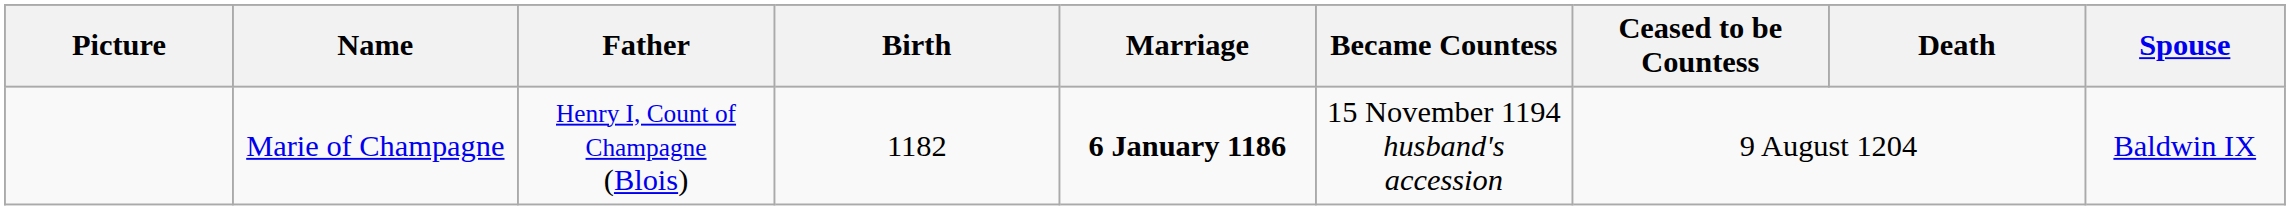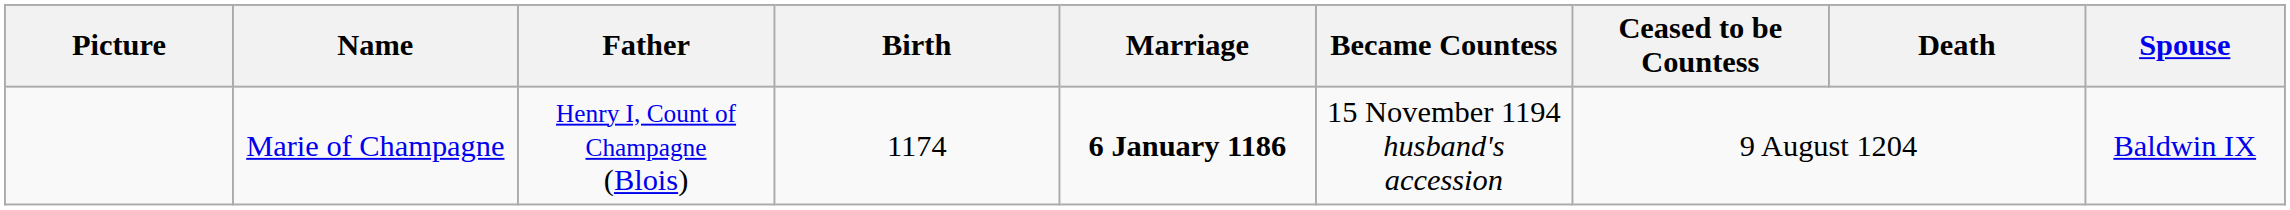(917, 145) 1182 -> (917, 145) 1174
